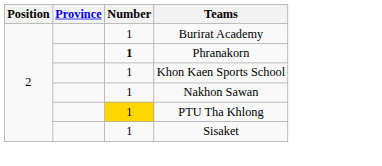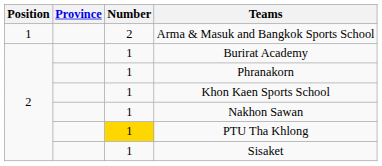+ row: (266, 33)
(129, 53) bold -> (129, 72) normal
